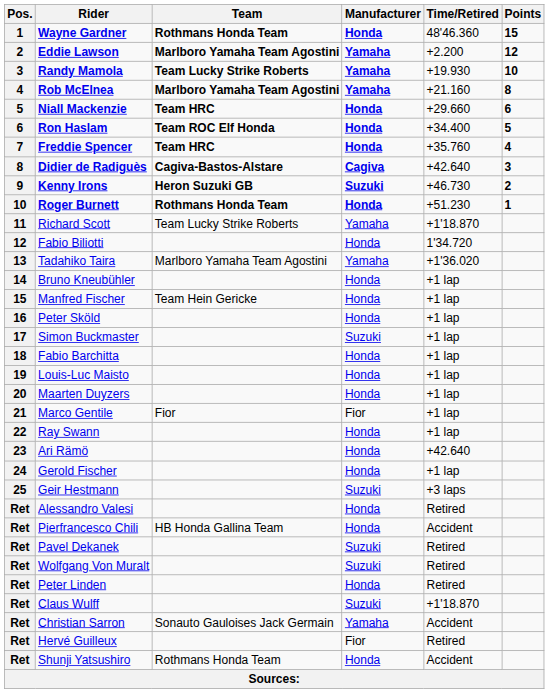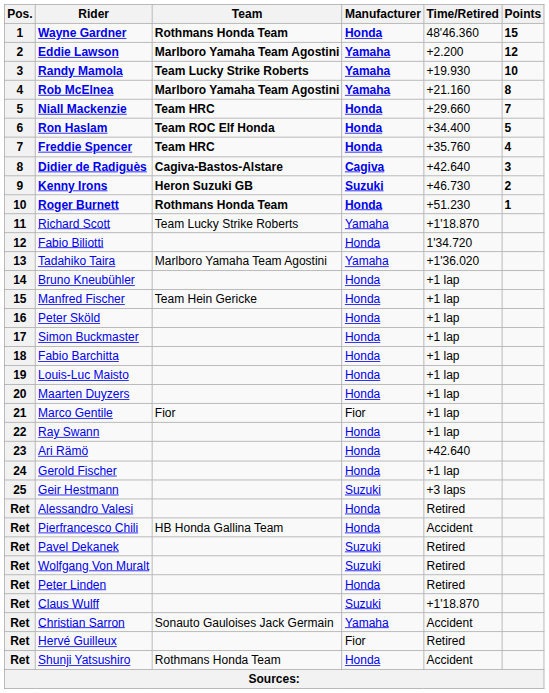(508, 109) 6 -> (508, 109) 7
(363, 337) Suzuki -> (363, 337) Honda
